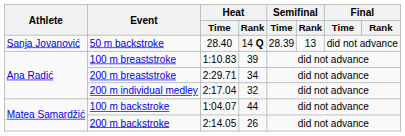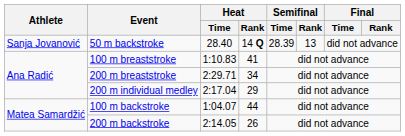(253, 60) 39 -> (253, 60) 41
(253, 91) 32 -> (253, 91) 29
